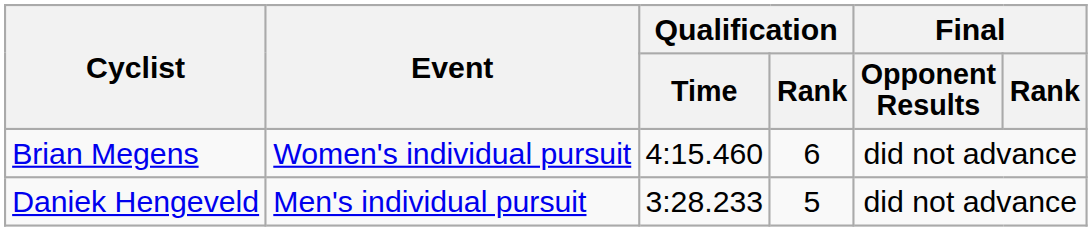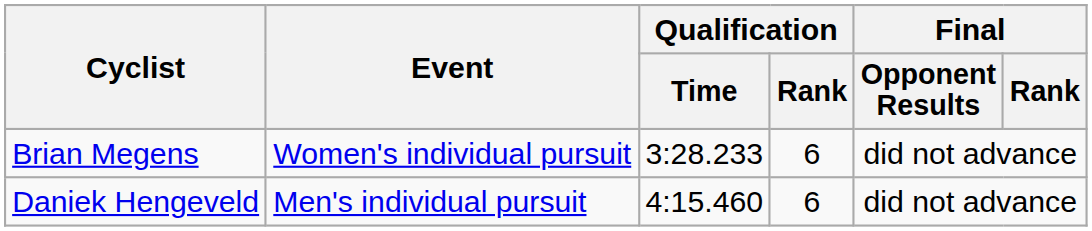(704, 154) 4:15.460 -> (704, 154) 3:28.233
(704, 201) 3:28.233 -> (704, 201) 4:15.460
(812, 201) 5 -> (812, 201) 6
